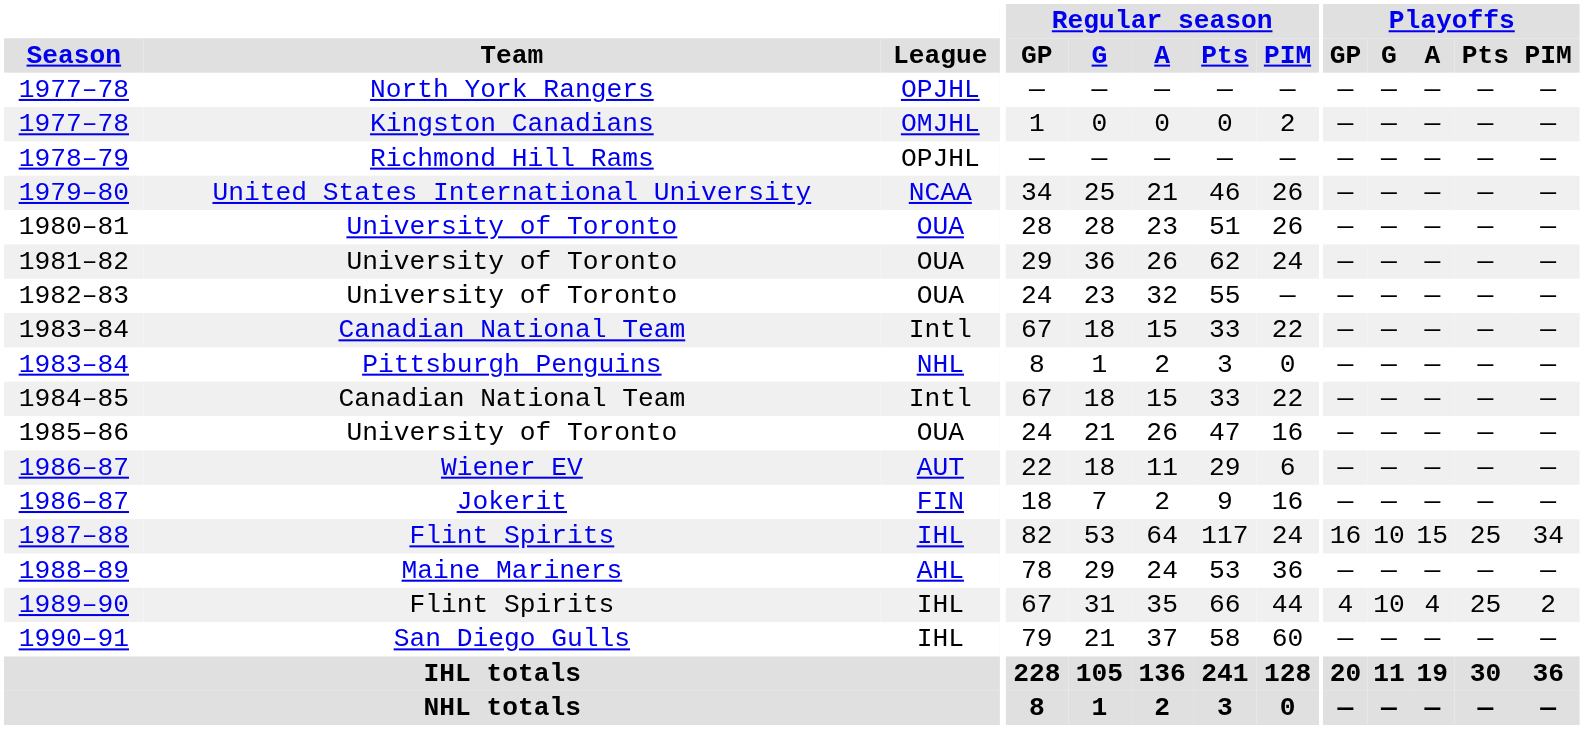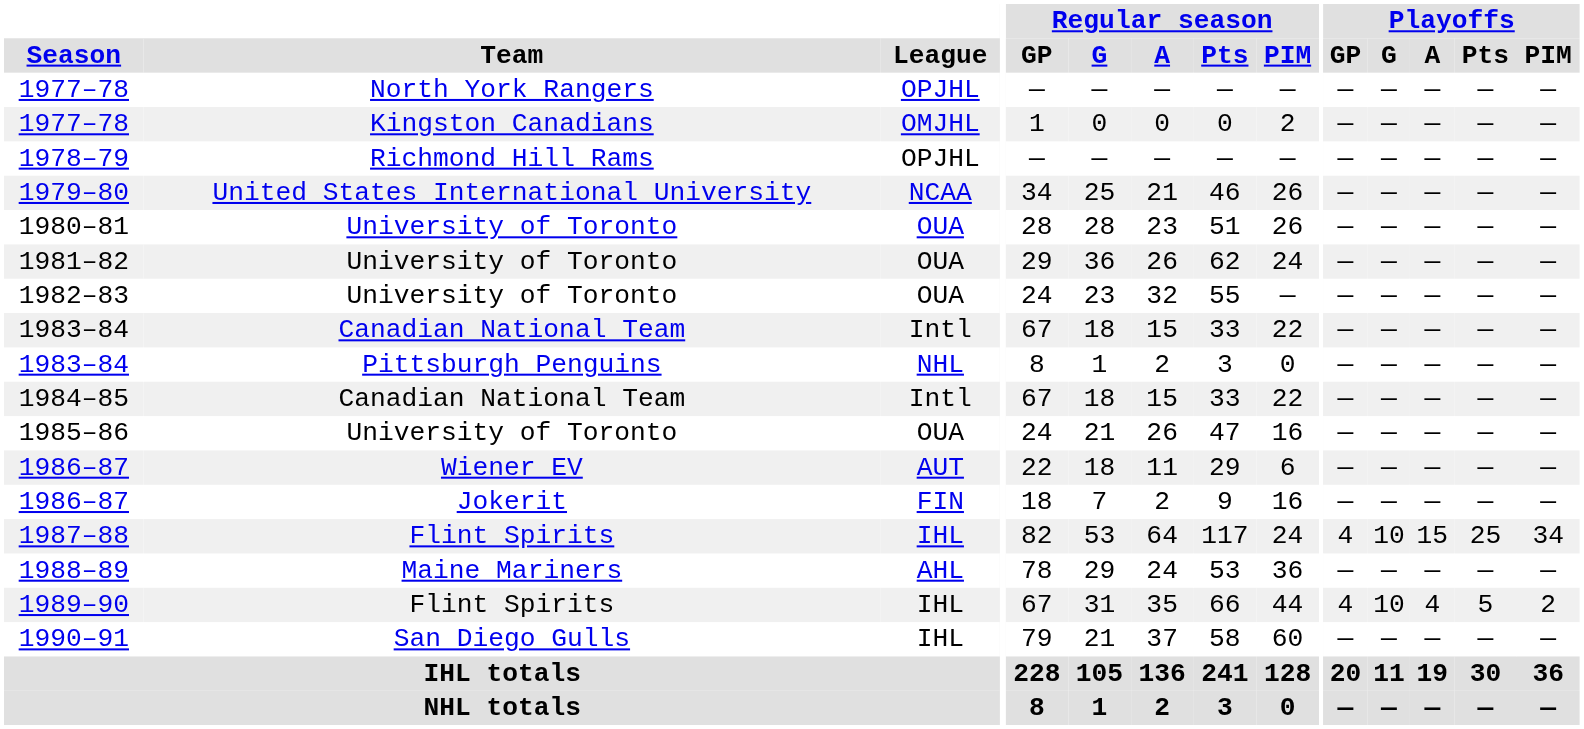(1345, 536) 16 -> (1346, 536) 4
(1485, 605) 25 -> (1485, 605) 5
